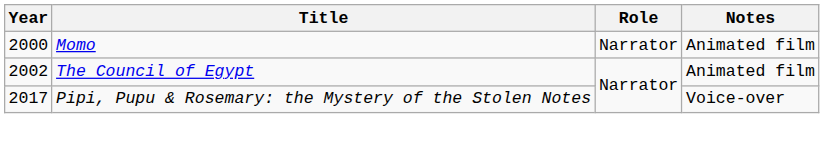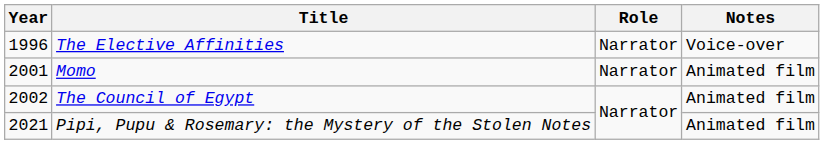+ row: (170, 45)
(28, 45) 2000 -> (28, 72) 2001
(28, 99) 2017 -> (28, 126) 2021
(736, 99) Voice-over -> (750, 126) Animated film
